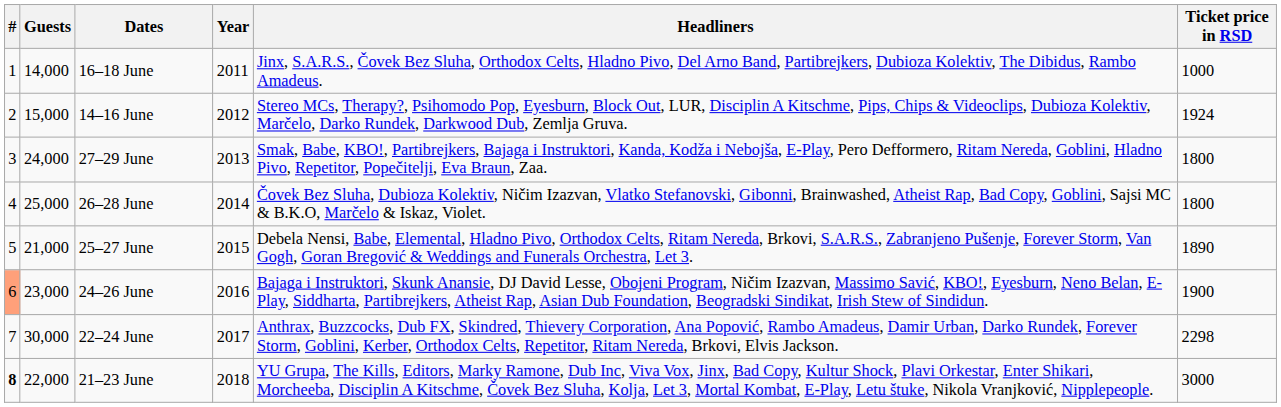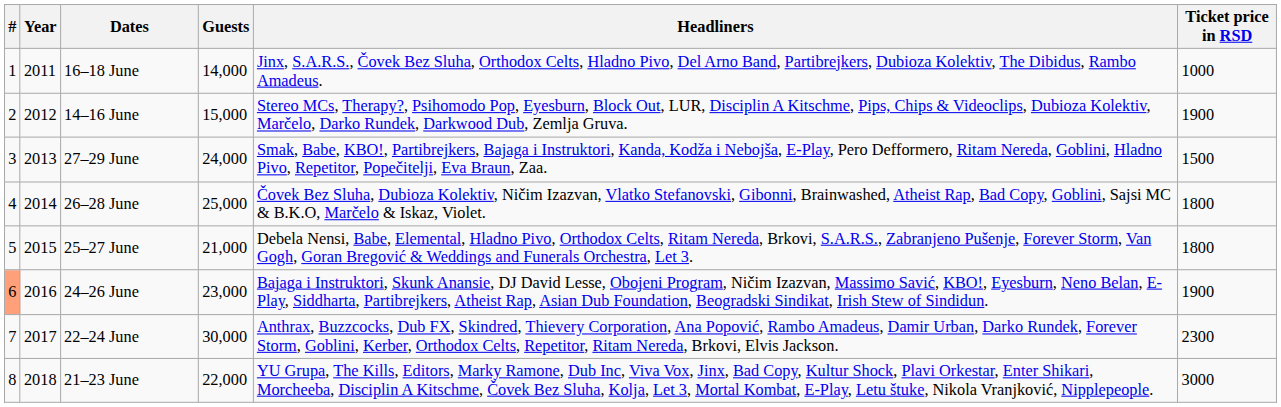columns swapped: (233, 26) <-> (48, 26)
(1198, 115) 1924 -> (1198, 115) 1900
(1198, 159) 1800 -> (1198, 159) 1500
(1198, 247) 1890 -> (1198, 247) 1800
(1198, 336) 2298 -> (1198, 336) 2300
(12, 380) bold -> (12, 380) normal
